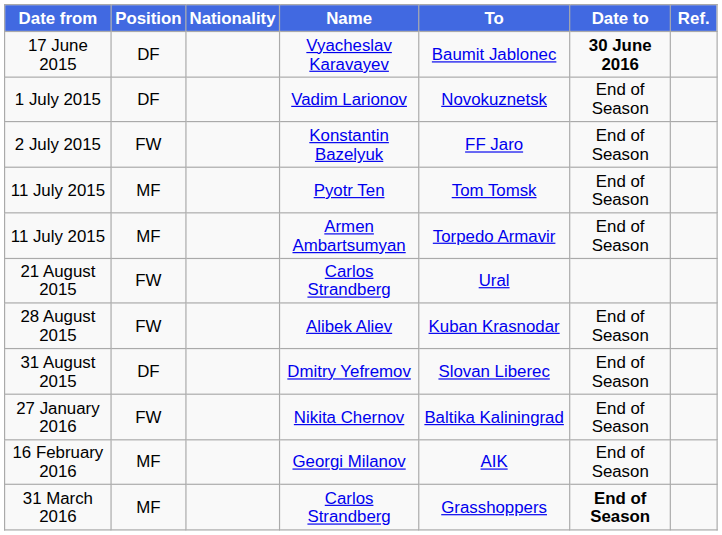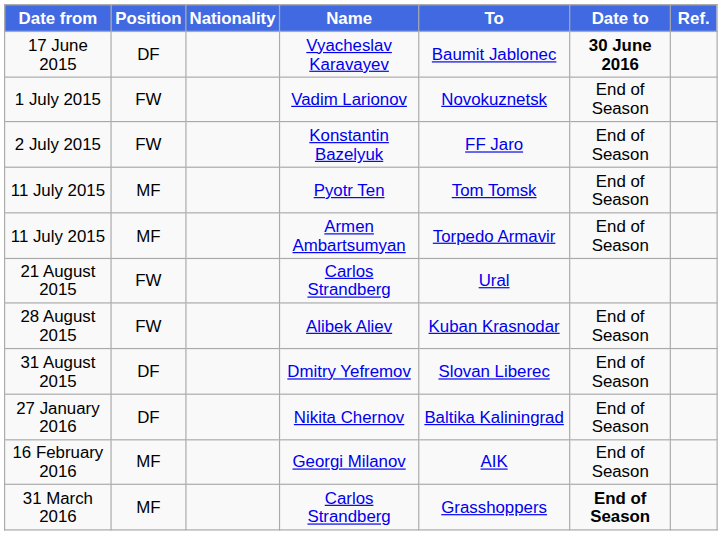(148, 100) DF -> (148, 100) FW
(148, 417) FW -> (148, 417) DF
